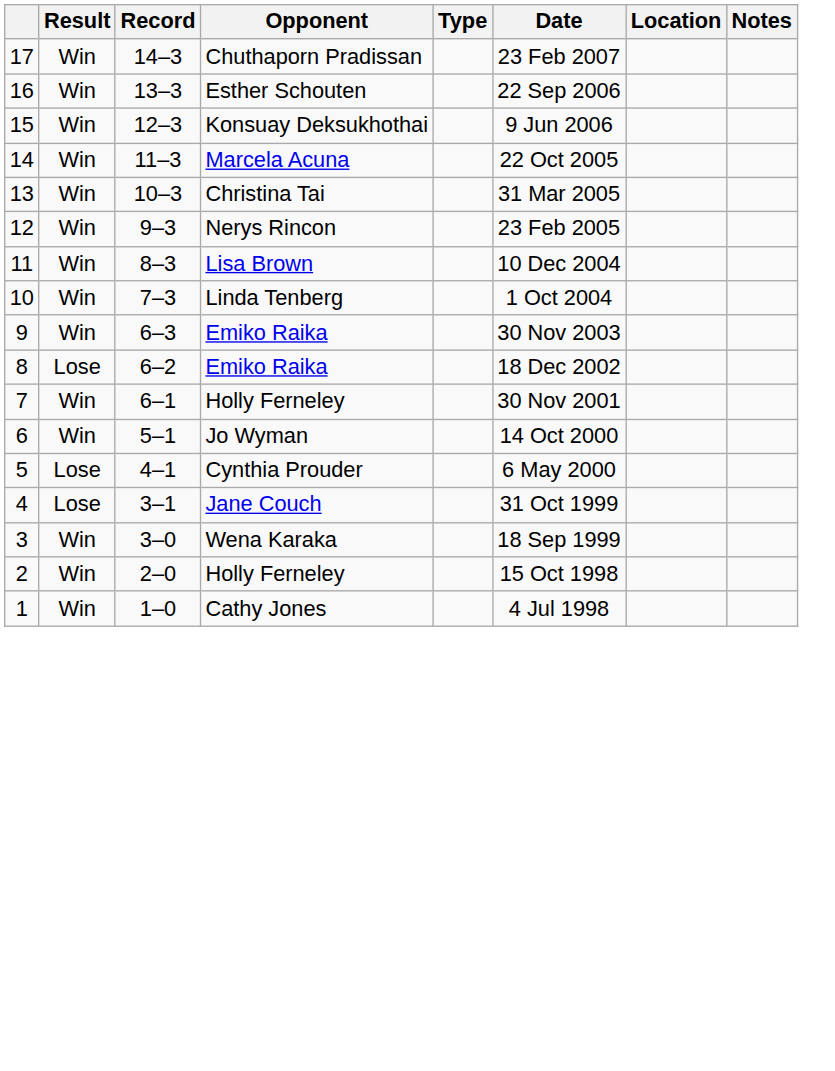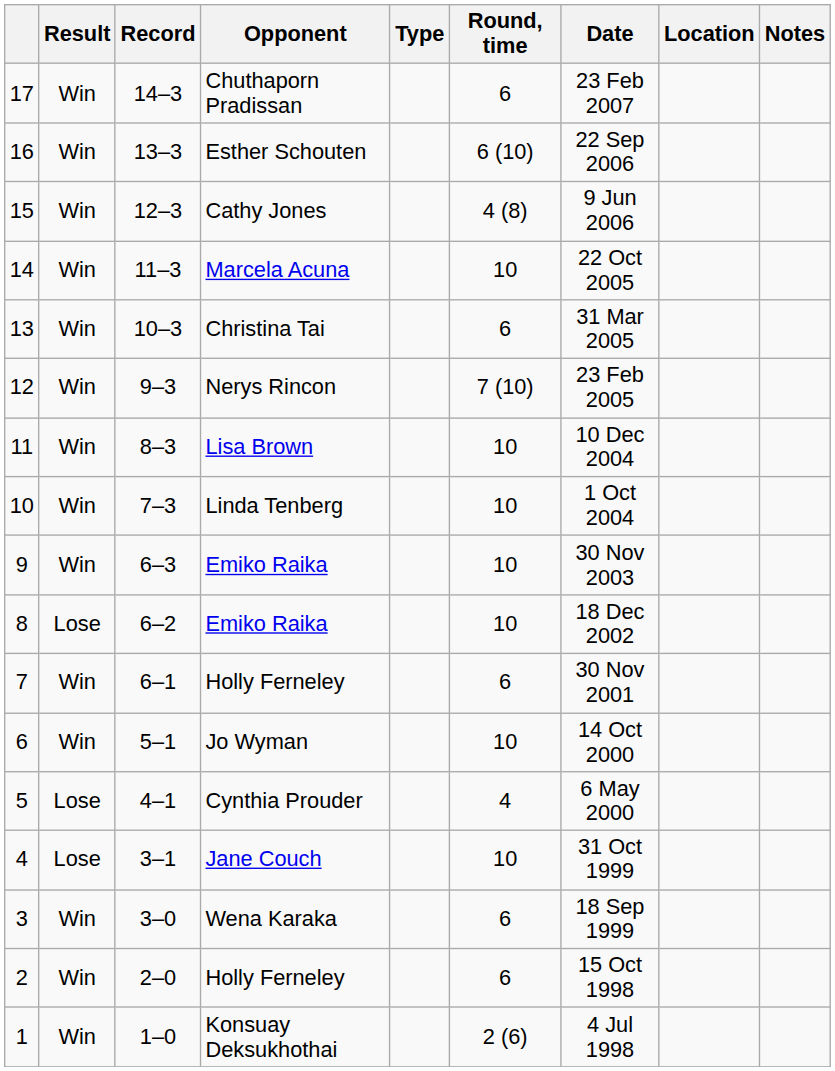+ column: (505, 33)
(317, 125) Konsuay Deksukhothai -> (266, 210) Cathy Jones
(266, 608) Cathy Jones -> (271, 1036) Konsuay Deksukhothai
